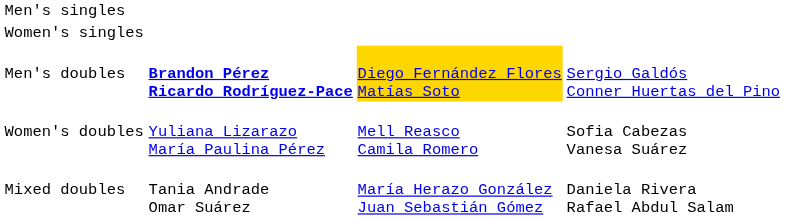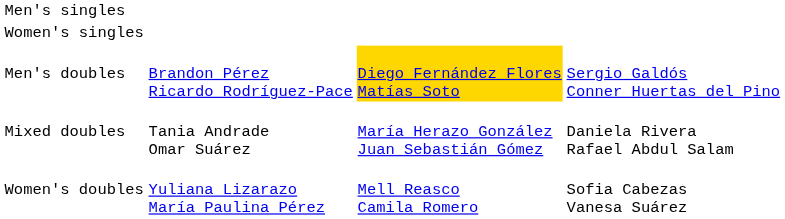(251, 82) bold -> (251, 82) normal
rows swapped: (74, 132) <-> (65, 190)
